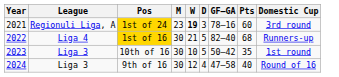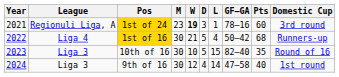+ column: (215, 11)
(223, 38) 82–40 -> (237, 38) 50–42
(223, 52) 50–42 -> (237, 52) 82–40
(288, 52) 1st round -> (302, 52) Round of 16
(288, 65) Round of 16 -> (302, 65) 1st round
